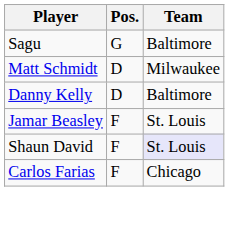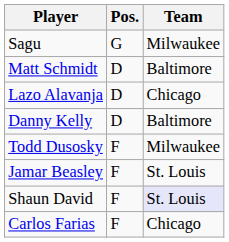(179, 43) Baltimore -> (183, 43) Milwaukee
(183, 69) Milwaukee -> (179, 69) Baltimore
+ row: (56, 95)
+ row: (56, 146)
